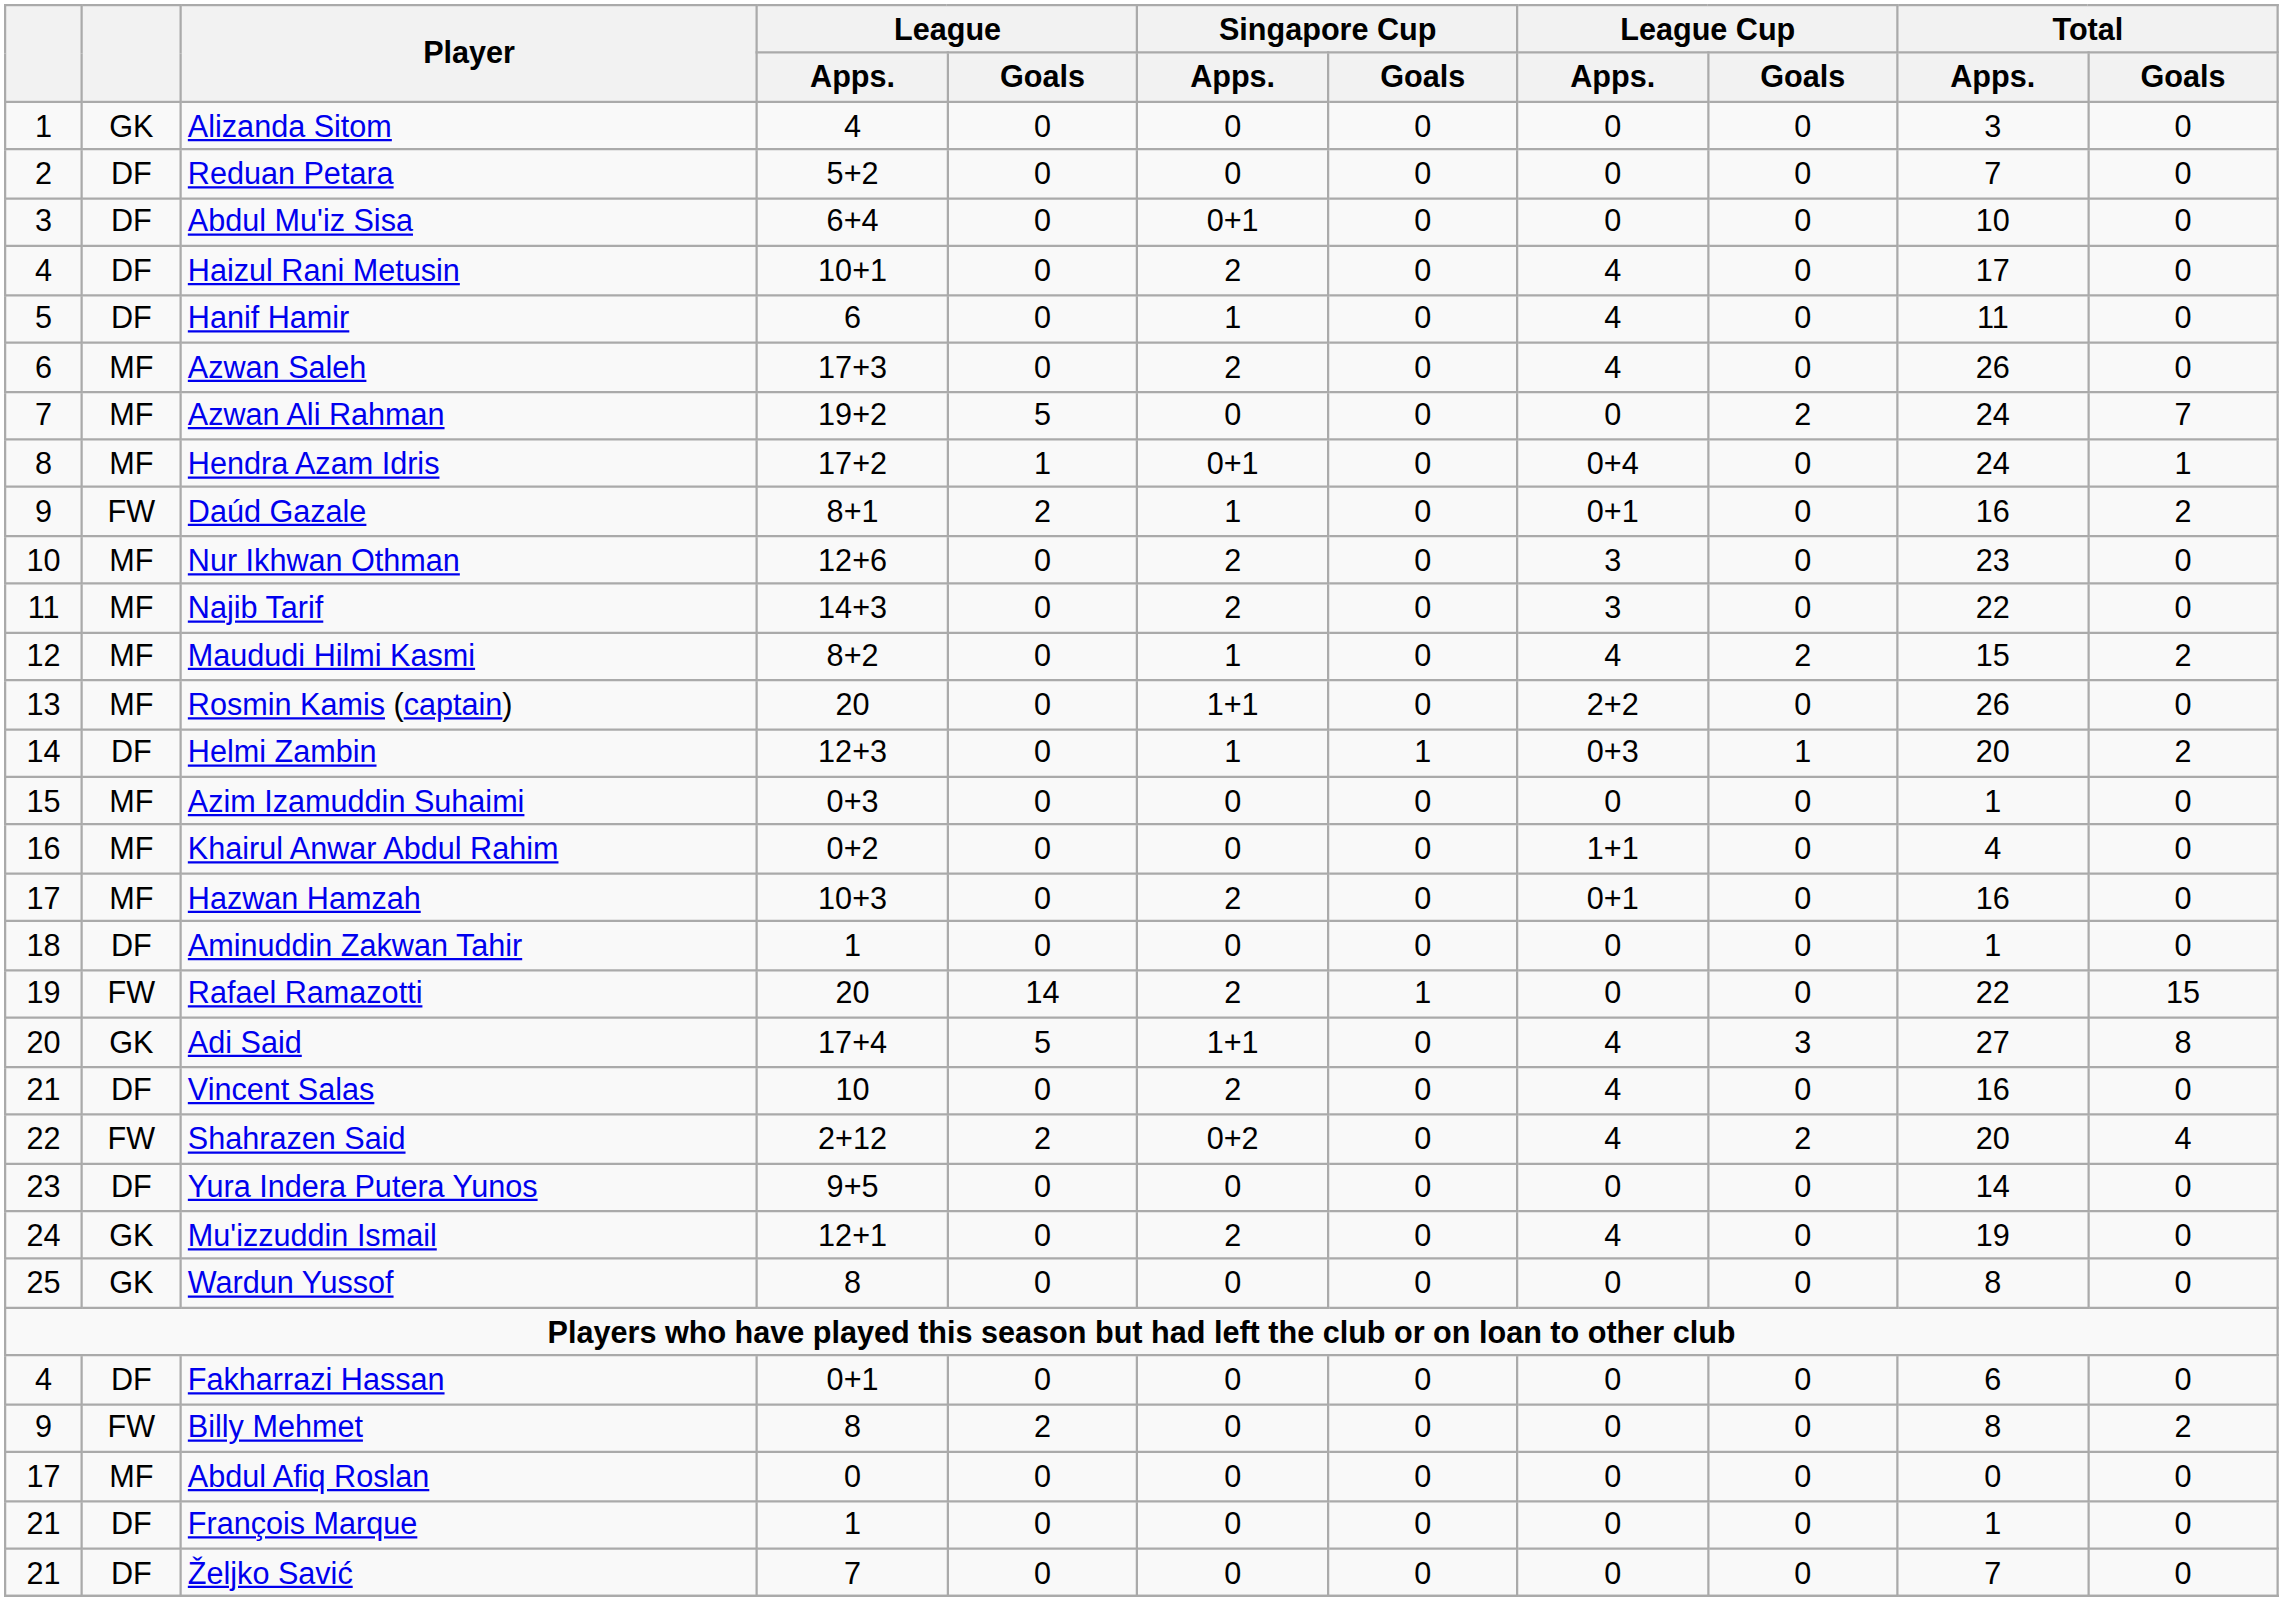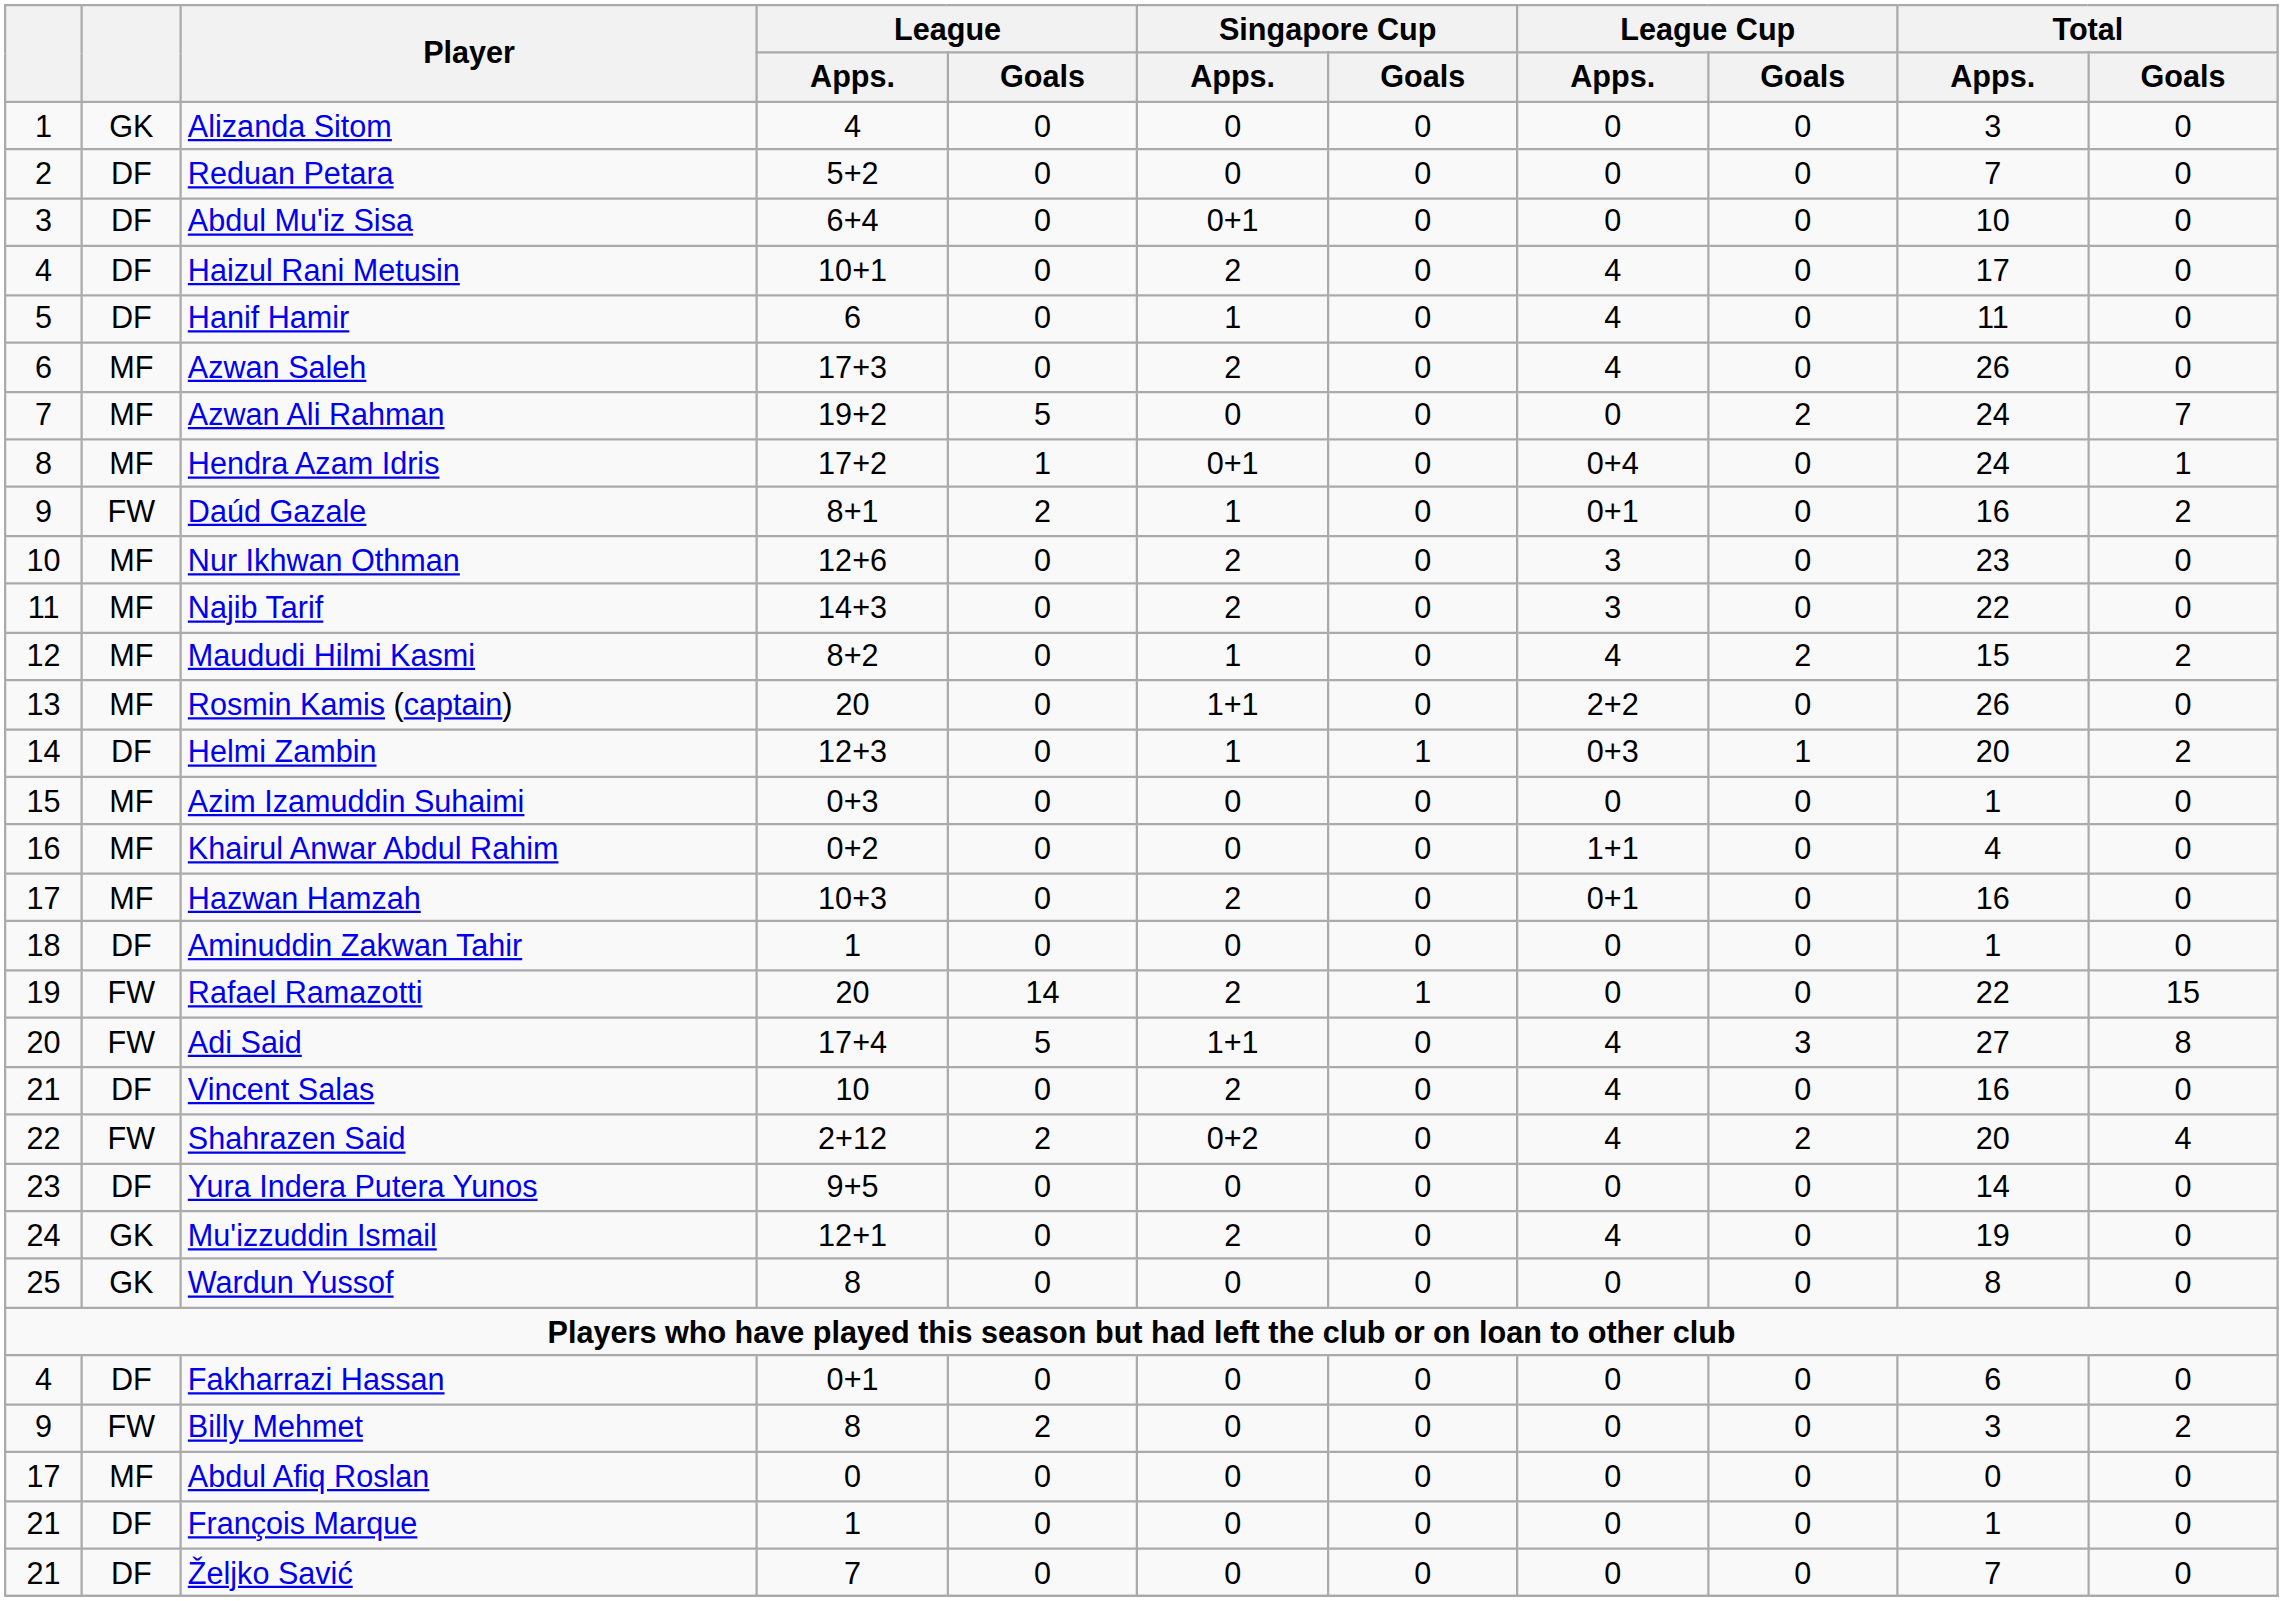(131, 1042) GK -> (131, 1042) FW
(1993, 1428) 8 -> (1993, 1428) 3
